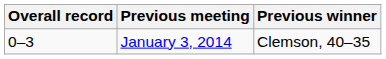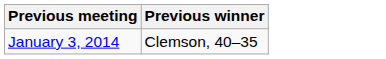- column: (61, 16)
